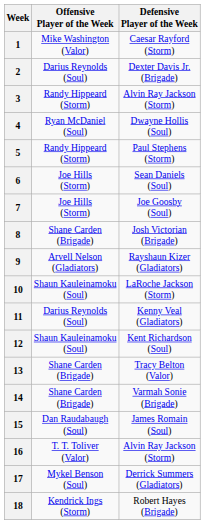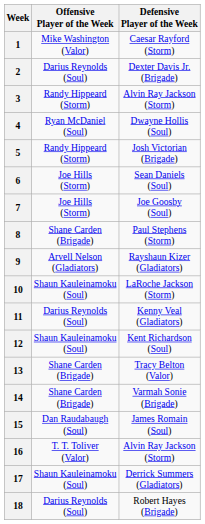(159, 153) Paul Stephens (Storm) -> (159, 153) Josh Victorian (Brigade)
(159, 235) Josh Victorian (Brigade) -> (159, 235) Paul Stephens (Storm)
(75, 479) Mykel Benson (Soul) -> (75, 479) Shaun Kauleinamoku (Soul)
(75, 506) Kendrick Ings (Storm) -> (75, 506) Darius Reynolds (Soul)
